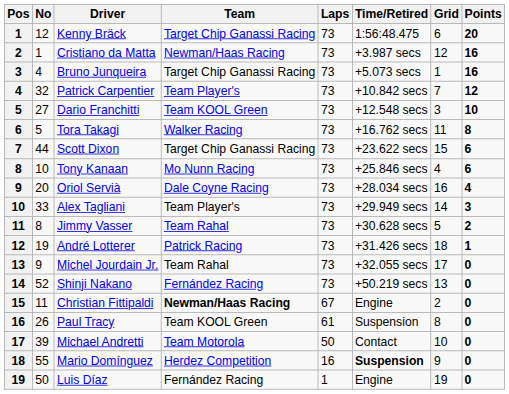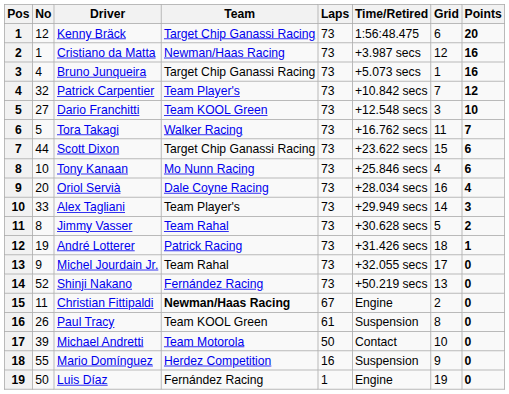(468, 130) 8 -> (468, 130) 7
(389, 361) bold -> (387, 361) normal
